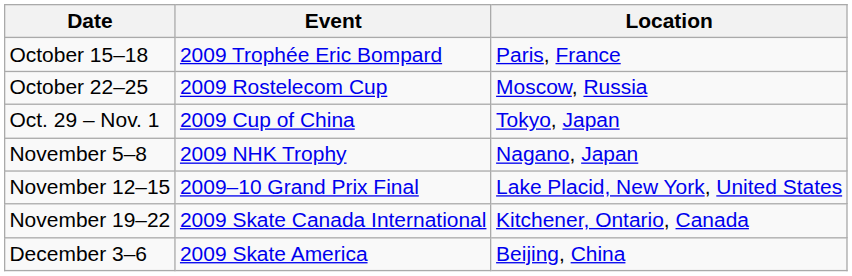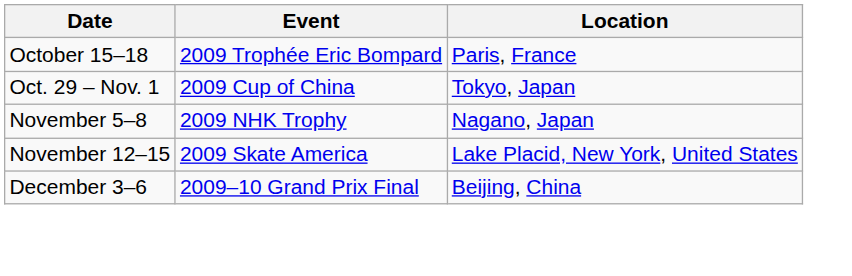- row: (79, 87)
(299, 187) 2009–10 Grand Prix Final -> (274, 154) 2009 Skate America
- row: (90, 220)
(274, 253) 2009 Skate America -> (299, 187) 2009–10 Grand Prix Final
